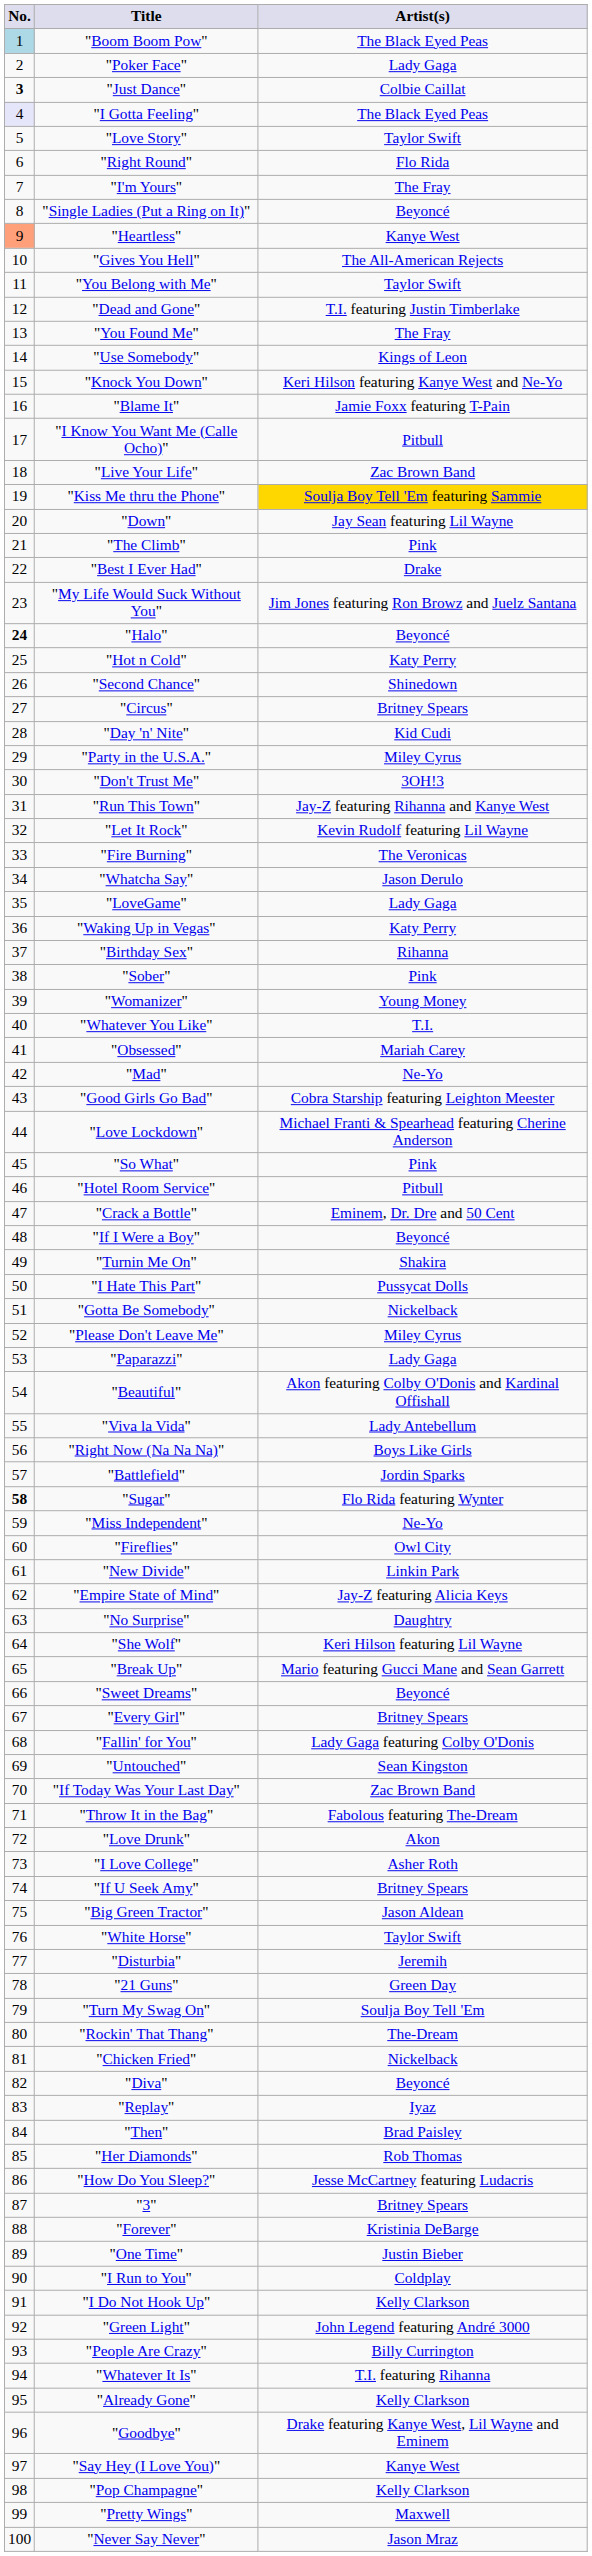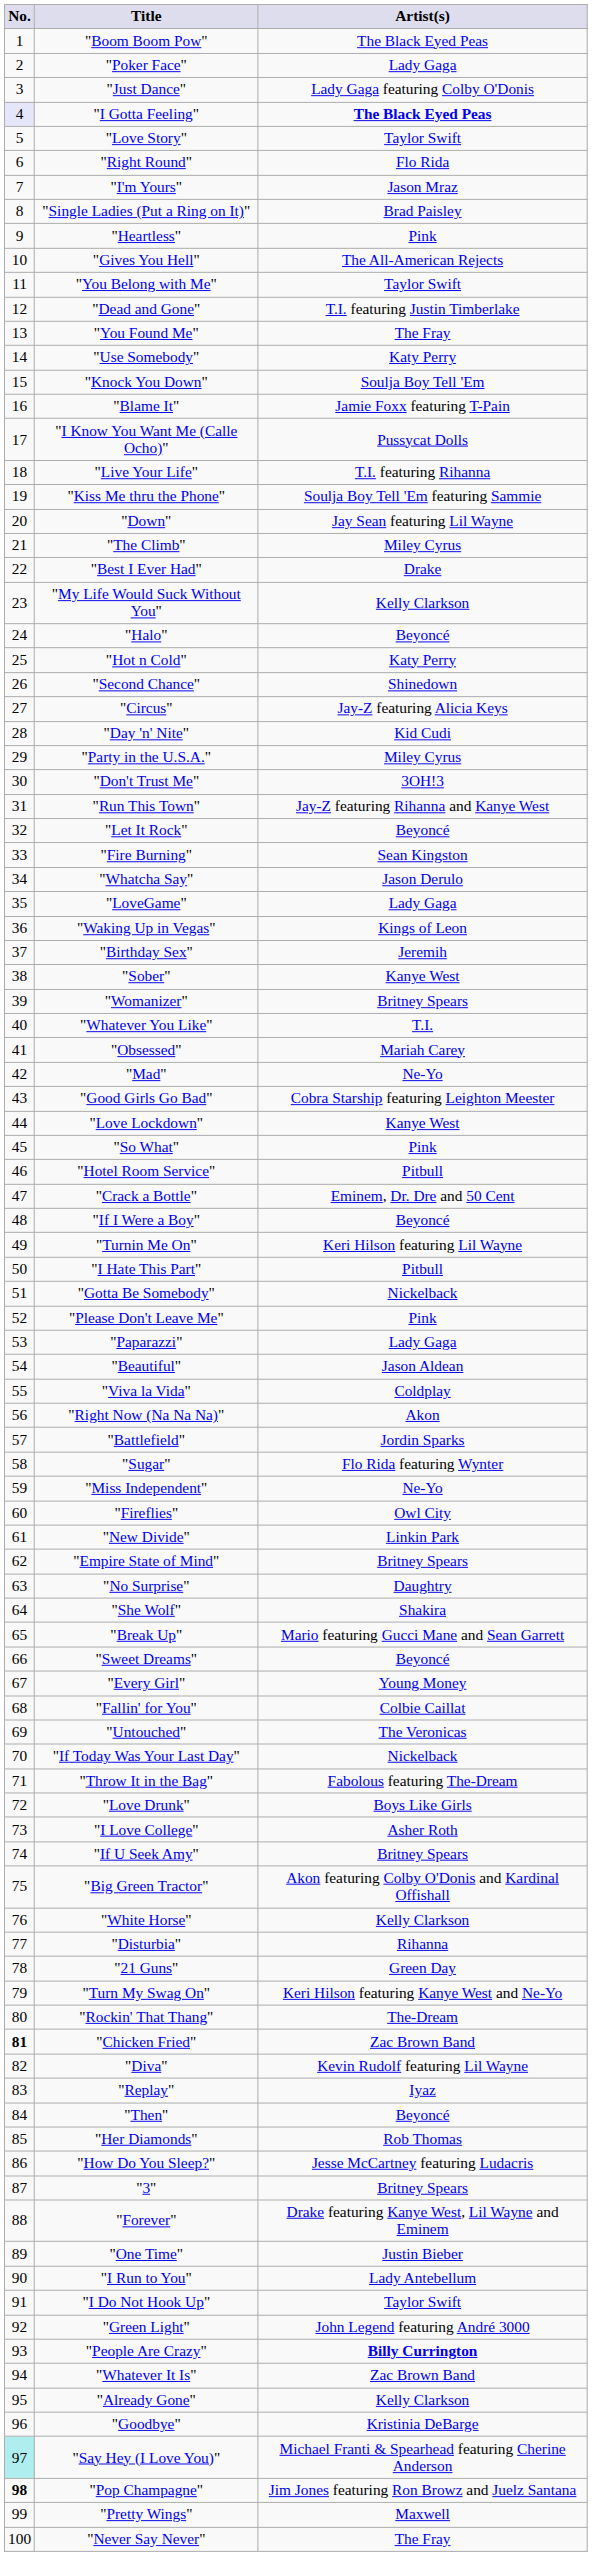(20, 41) lightblue background -> (20, 41) no background
(20, 89) bold -> (20, 89) normal
(423, 89) Colbie Caillat -> (423, 89) Lady Gaga featuring Colby O'Donis
(423, 114) normal -> (423, 114) bold
(423, 187) The Fray -> (423, 187) Jason Mraz
(423, 211) Beyoncé -> (423, 211) Brad Paisley
(20, 235) lightsalmon background -> (20, 235) no background
(423, 235) Kanye West -> (423, 235) Pink
(423, 357) Kings of Leon -> (423, 357) Katy Perry
(423, 382) Keri Hilson featuring Kanye West and Ne-Yo -> (423, 382) Soulja Boy Tell 'Em
(423, 439) Pitbull -> (423, 439) Pussycat Dolls
(423, 472) Zac Brown Band -> (423, 472) T.I. featuring Rihanna
(423, 496) gold background -> (423, 496) no background
(423, 545) Pink -> (423, 545) Miley Cyrus
(423, 602) Jim Jones featuring Ron Browz and Juelz Santana -> (423, 602) Kelly Clarkson
(20, 635) bold -> (20, 635) normal
(423, 708) Britney Spears -> (423, 708) Jay-Z featuring Alicia Keys
(423, 830) Kevin Rudolf featuring Lil Wayne -> (423, 830) Beyoncé
(423, 855) The Veronicas -> (423, 855) Sean Kingston
(423, 928) Katy Perry -> (423, 928) Kings of Leon
(423, 952) Rihanna -> (423, 952) Jeremih
(423, 976) Pink -> (423, 976) Kanye West
(423, 1001) Young Money -> (423, 1001) Britney Spears
(423, 1131) Michael Franti & Spearhead featuring Cherine Anderson -> (423, 1123) Kanye West
(423, 1262) Shakira -> (423, 1244) Keri Hilson featuring Lil Wayne
(423, 1286) Pussycat Dolls -> (423, 1269) Pitbull
(423, 1335) Miley Cyrus -> (423, 1317) Pink
(423, 1392) Akon featuring Colby O'Donis and Kardinal Offishall -> (423, 1366) Jason Aldean
(423, 1425) Lady Antebellum -> (423, 1391) Coldplay
(423, 1449) Boys Like Girls -> (423, 1415) Akon
(20, 1498) bold -> (20, 1464) normal
(423, 1596) Jay-Z featuring Alicia Keys -> (423, 1561) Britney Spears
(423, 1644) Keri Hilson featuring Lil Wayne -> (423, 1610) Shakira
(423, 1717) Britney Spears -> (423, 1683) Young Money
(423, 1742) Lady Gaga featuring Colby O'Donis -> (423, 1707) Colbie Caillat
(423, 1766) Sean Kingston -> (423, 1732) The Veronicas
(423, 1790) Zac Brown Band -> (423, 1756) Nickelback
(423, 1839) Akon -> (423, 1805) Boys Like Girls
(423, 1912) Jason Aldean -> (423, 1886) Akon featuring Colby O'Donis and Kardinal Offishall
(423, 1937) Taylor Swift -> (423, 1919) Kelly Clarkson
(423, 1961) Jeremih -> (423, 1944) Rihanna
(423, 2010) Soulja Boy Tell 'Em -> (423, 1992) Keri Hilson featuring Kanye West and Ne-Yo
(20, 2058) normal -> (20, 2041) bold
(423, 2058) Nickelback -> (423, 2041) Zac Brown Band
(423, 2083) Beyoncé -> (423, 2066) Kevin Rudolf featuring Lil Wayne
(423, 2132) Brad Paisley -> (423, 2114) Beyoncé
(423, 2229) Kristinia DeBarge -> (423, 2220) Drake featuring Kanye West, Lil Wayne and Eminem
(423, 2278) Coldplay -> (423, 2278) Lady Antebellum
(423, 2302) Kelly Clarkson -> (423, 2302) Taylor Swift
(423, 2351) normal -> (423, 2351) bold
(423, 2375) T.I. featuring Rihanna -> (423, 2375) Zac Brown Band
(423, 2432) Drake featuring Kanye West, Lil Wayne and Eminem -> (423, 2424) Kristinia DeBarge
(20, 2465) no background -> (20, 2457) paleturquoise background
(423, 2466) Kanye West -> (423, 2457) Michael Franti & Spearhead featuring Cherine Anderson
(20, 2490) normal -> (20, 2490) bold
(423, 2490) Kelly Clarkson -> (423, 2490) Jim Jones featuring Ron Browz and Juelz Santana
(423, 2539) Jason Mraz -> (423, 2539) The Fray
